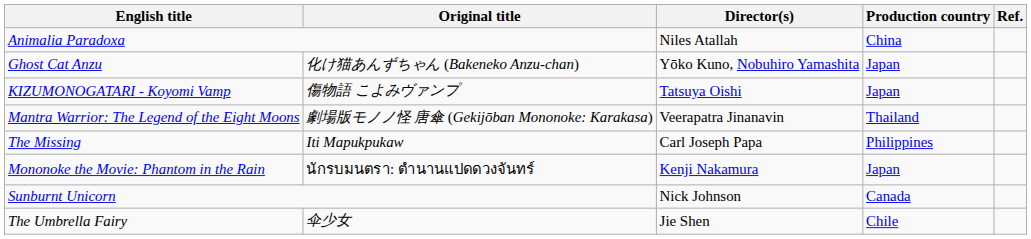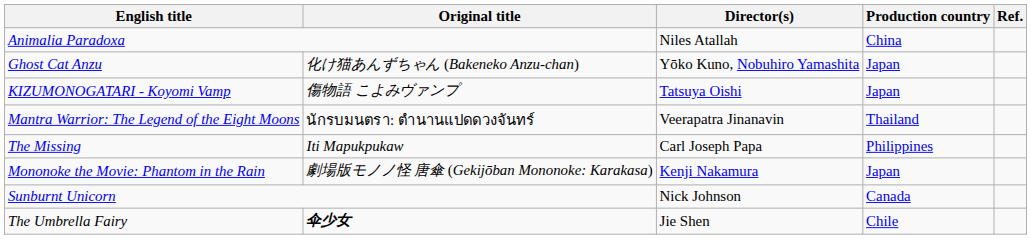(480, 117) 劇場版モノノ怪 唐傘 (Gekijōban Mononoke: Karakasa) -> (421, 119) นักรบมนตรา: ตำนานแปดดวงจันทร์
(421, 169) นักรบมนตรา: ตำนานแปดดวงจันทร์ -> (480, 170) 劇場版モノノ怪 唐傘 (Gekijōban Mononoke: Karakasa)
(329, 220) normal -> (329, 220) bold
